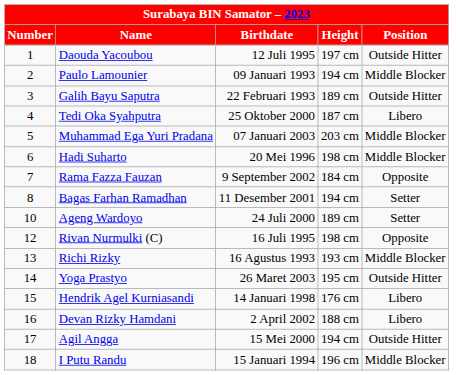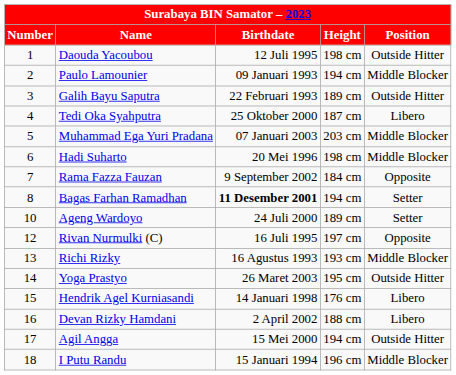(340, 55) 197 cm -> (342, 55) 198 cm
(267, 197) normal -> (268, 197) bold
(340, 237) 198 cm -> (342, 237) 197 cm
